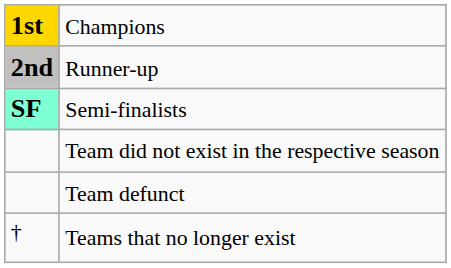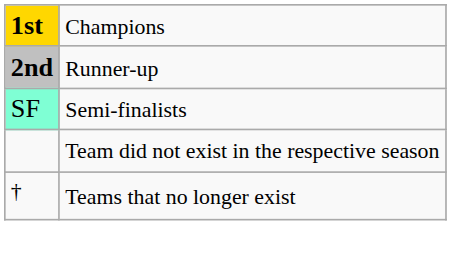(26, 108) bold -> (25, 108) normal
- row: (125, 193)
